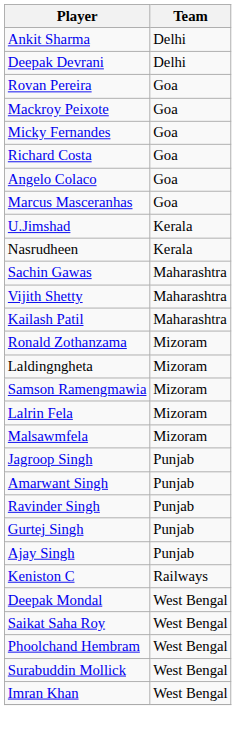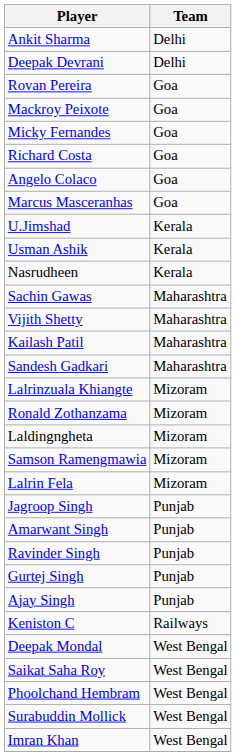+ row: (48, 249)
+ row: (58, 366)
+ row: (70, 389)
- row: (48, 436)
